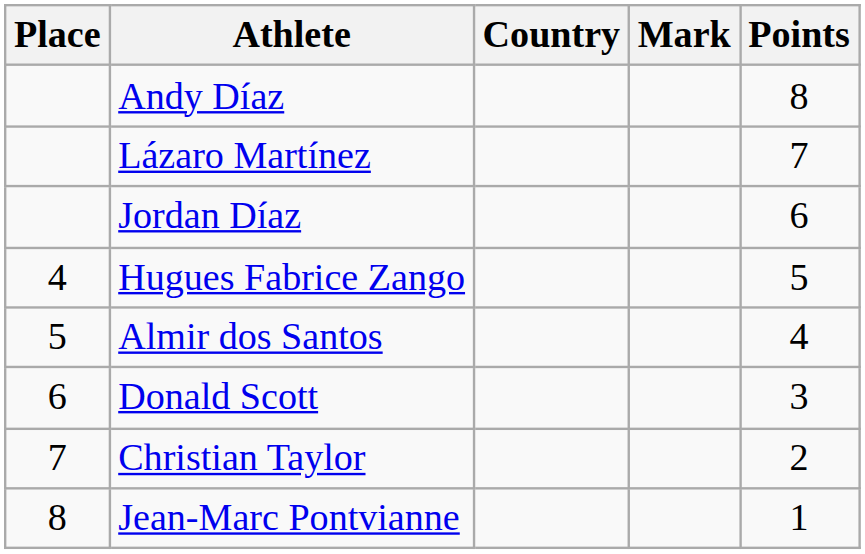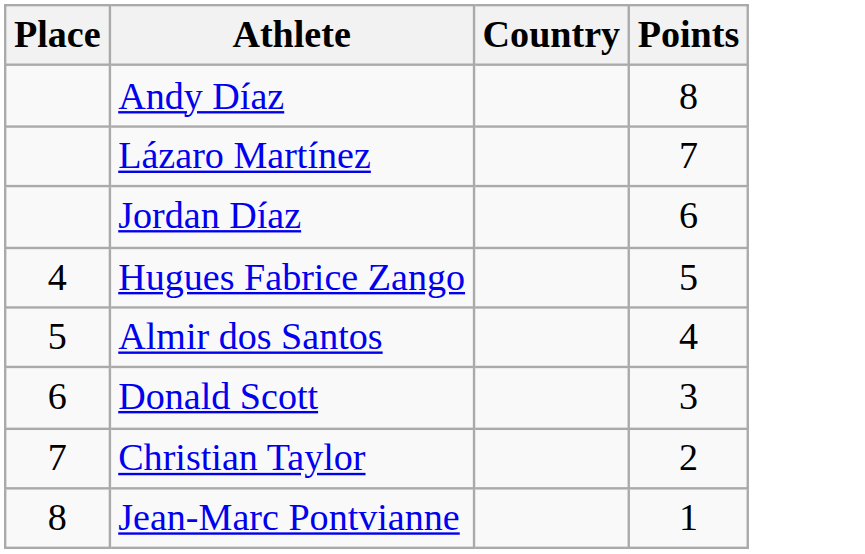- column: (684, 34)
